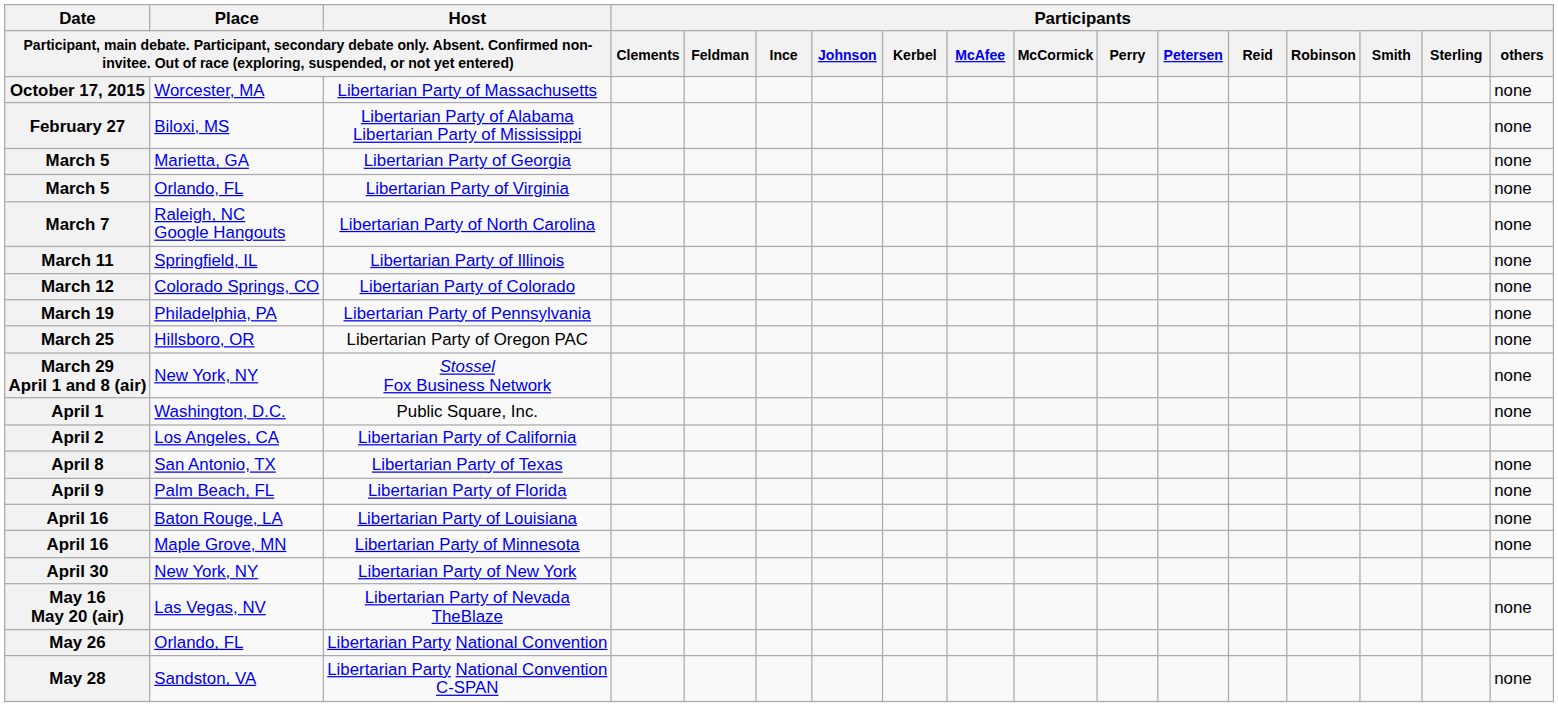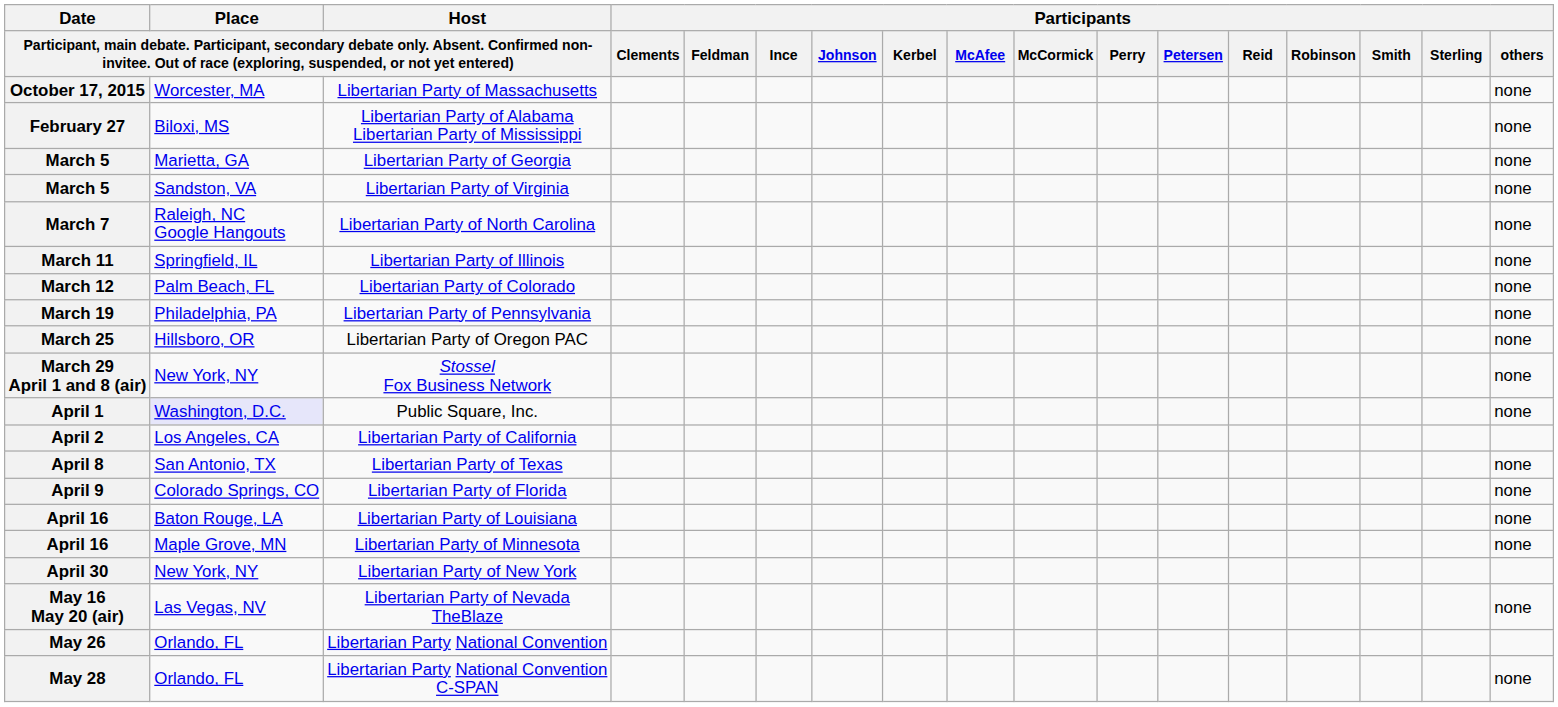(199, 188) Orlando, FL -> (205, 188) Sandston, VA
(237, 286) Colorado Springs, CO -> (214, 286) Palm Beach, FL
(220, 411) no background -> (220, 411) lavender background
(214, 491) Palm Beach, FL -> (237, 491) Colorado Springs, CO
(205, 678) Sandston, VA -> (199, 678) Orlando, FL
